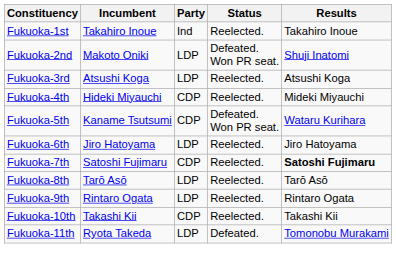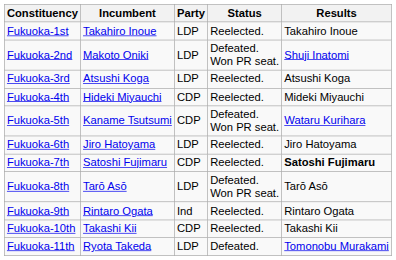(185, 31) Ind -> (188, 31) LDP
(237, 180) Reelected. -> (245, 186) Defeated. Won PR seat.
(188, 198) LDP -> (185, 211) Ind
